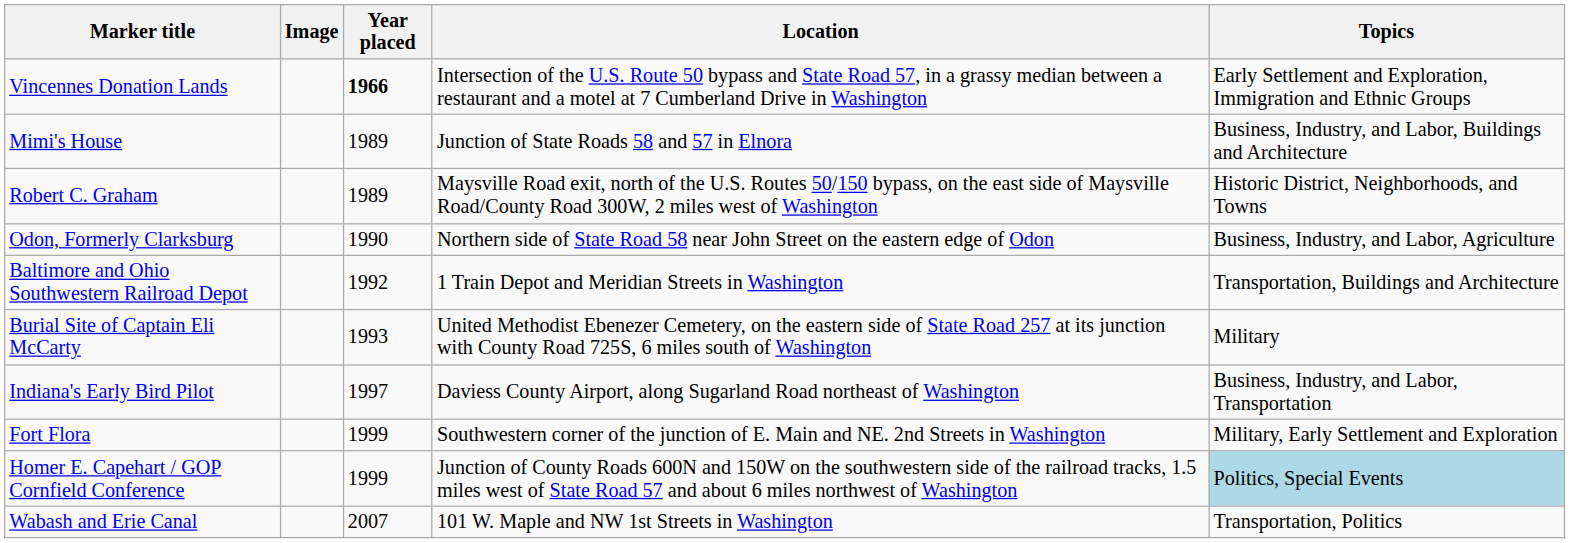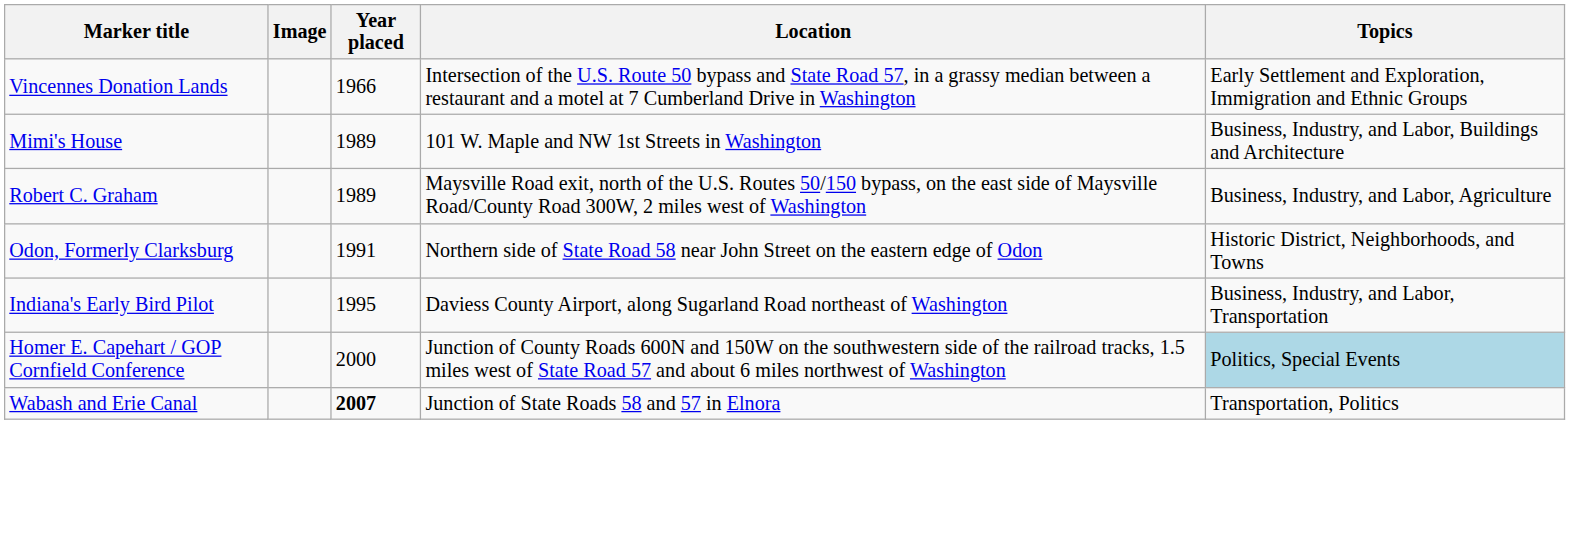(368, 86) bold -> (356, 86) normal
(615, 141) Junction of State Roads 58 and 57 in Elnora -> (623, 141) 101 W. Maple and NW 1st Streets in Washington
(1365, 195) Historic District, Neighborhoods, and Towns -> (1381, 195) Business, Industry, and Labor, Agriculture
(368, 239) 1990 -> (356, 250) 1991
(1384, 239) Business, Industry, and Labor, Agriculture -> (1362, 250) Historic District, Neighborhoods, and Towns
- row: (129, 282)
- row: (112, 337)
(368, 391) 1997 -> (356, 305) 1995
- row: (50, 435)
(368, 478) 1999 -> (356, 359) 2000
(368, 521) normal -> (356, 403) bold
(635, 521) 101 W. Maple and NW 1st Streets in Washington -> (603, 403) Junction of State Roads 58 and 57 in Elnora
